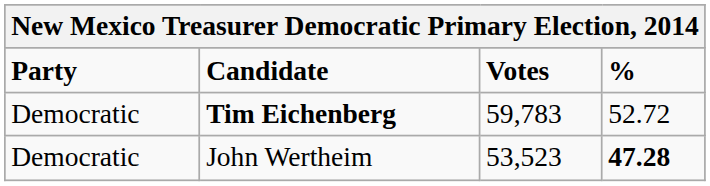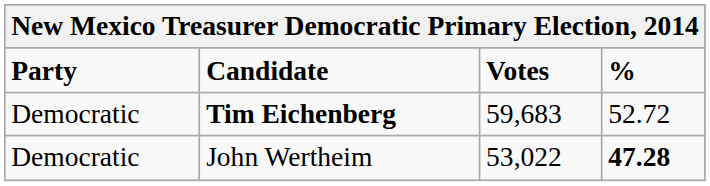(524, 113) 59,783 -> (524, 113) 59,683
(524, 157) 53,523 -> (524, 157) 53,022
